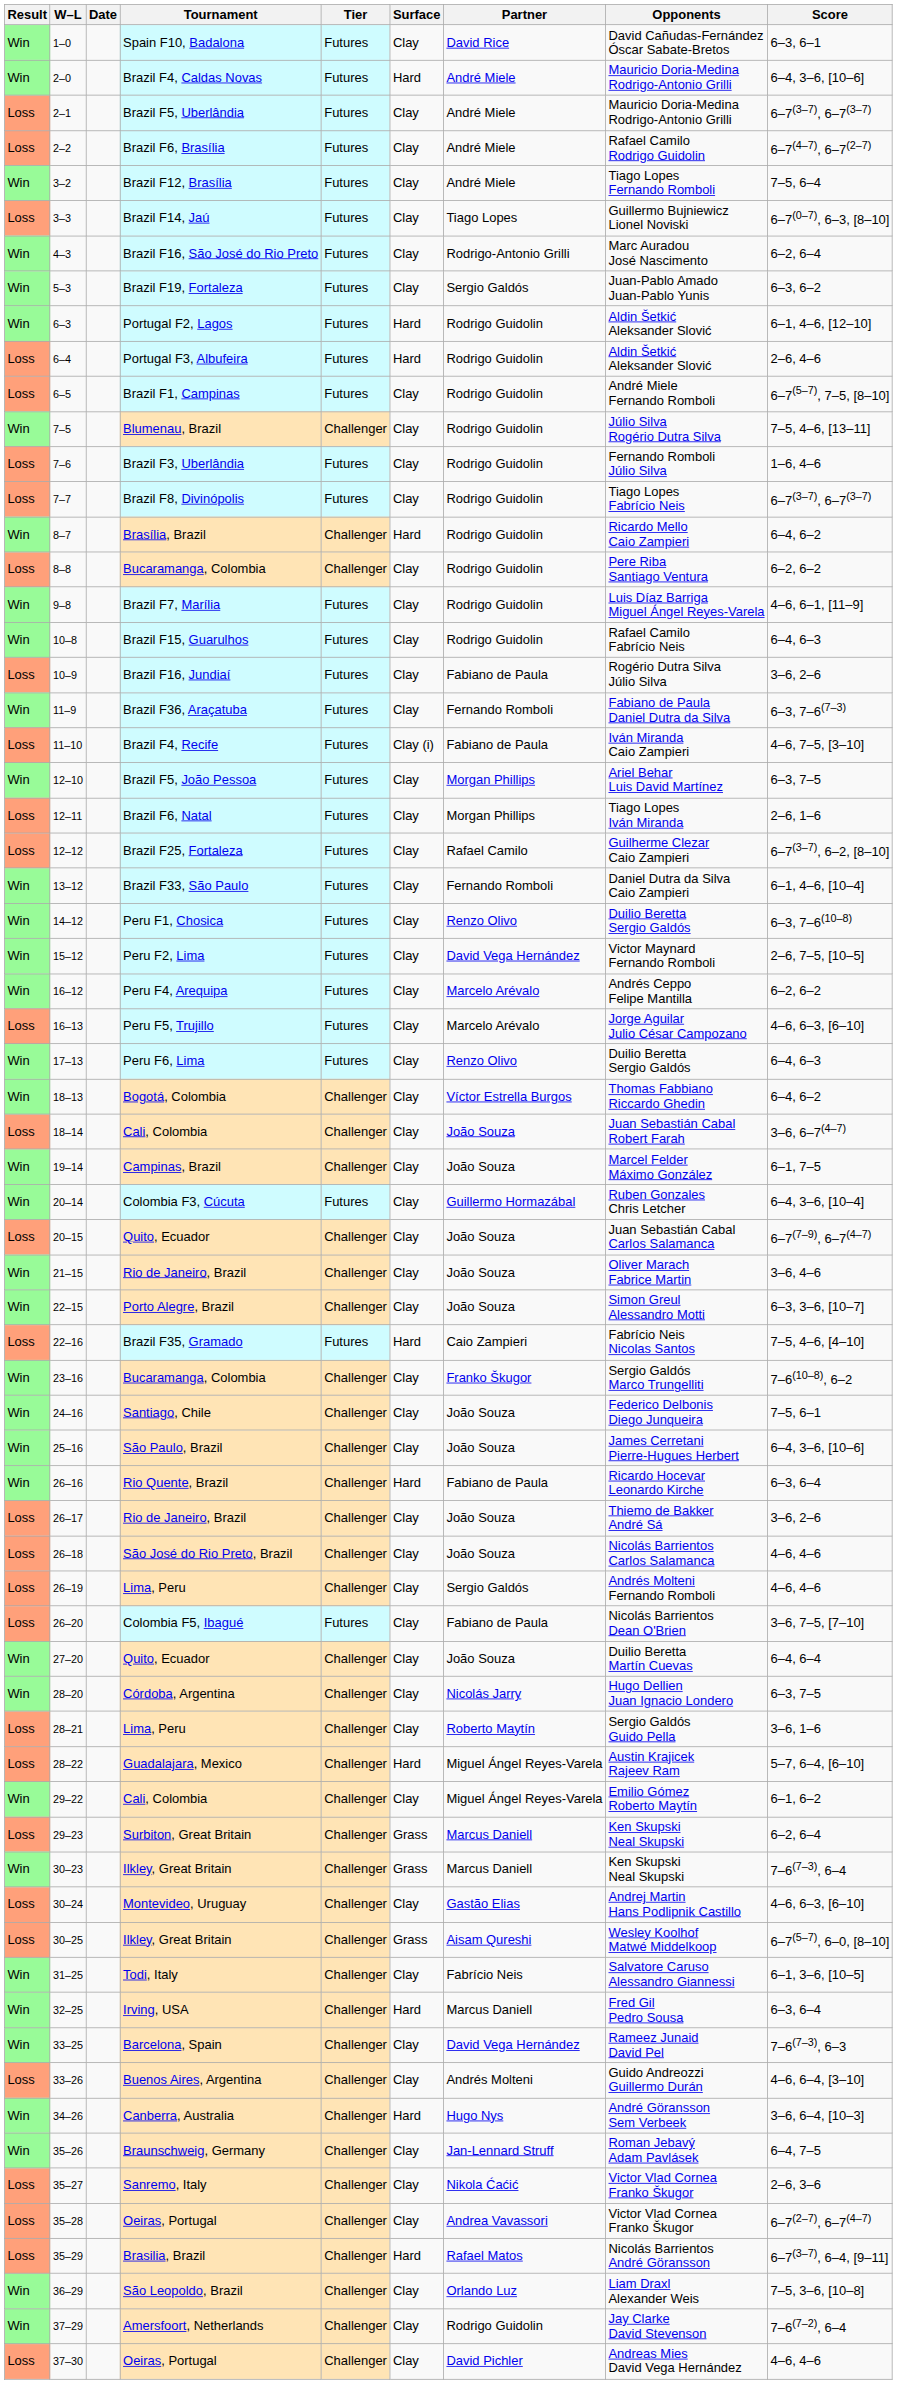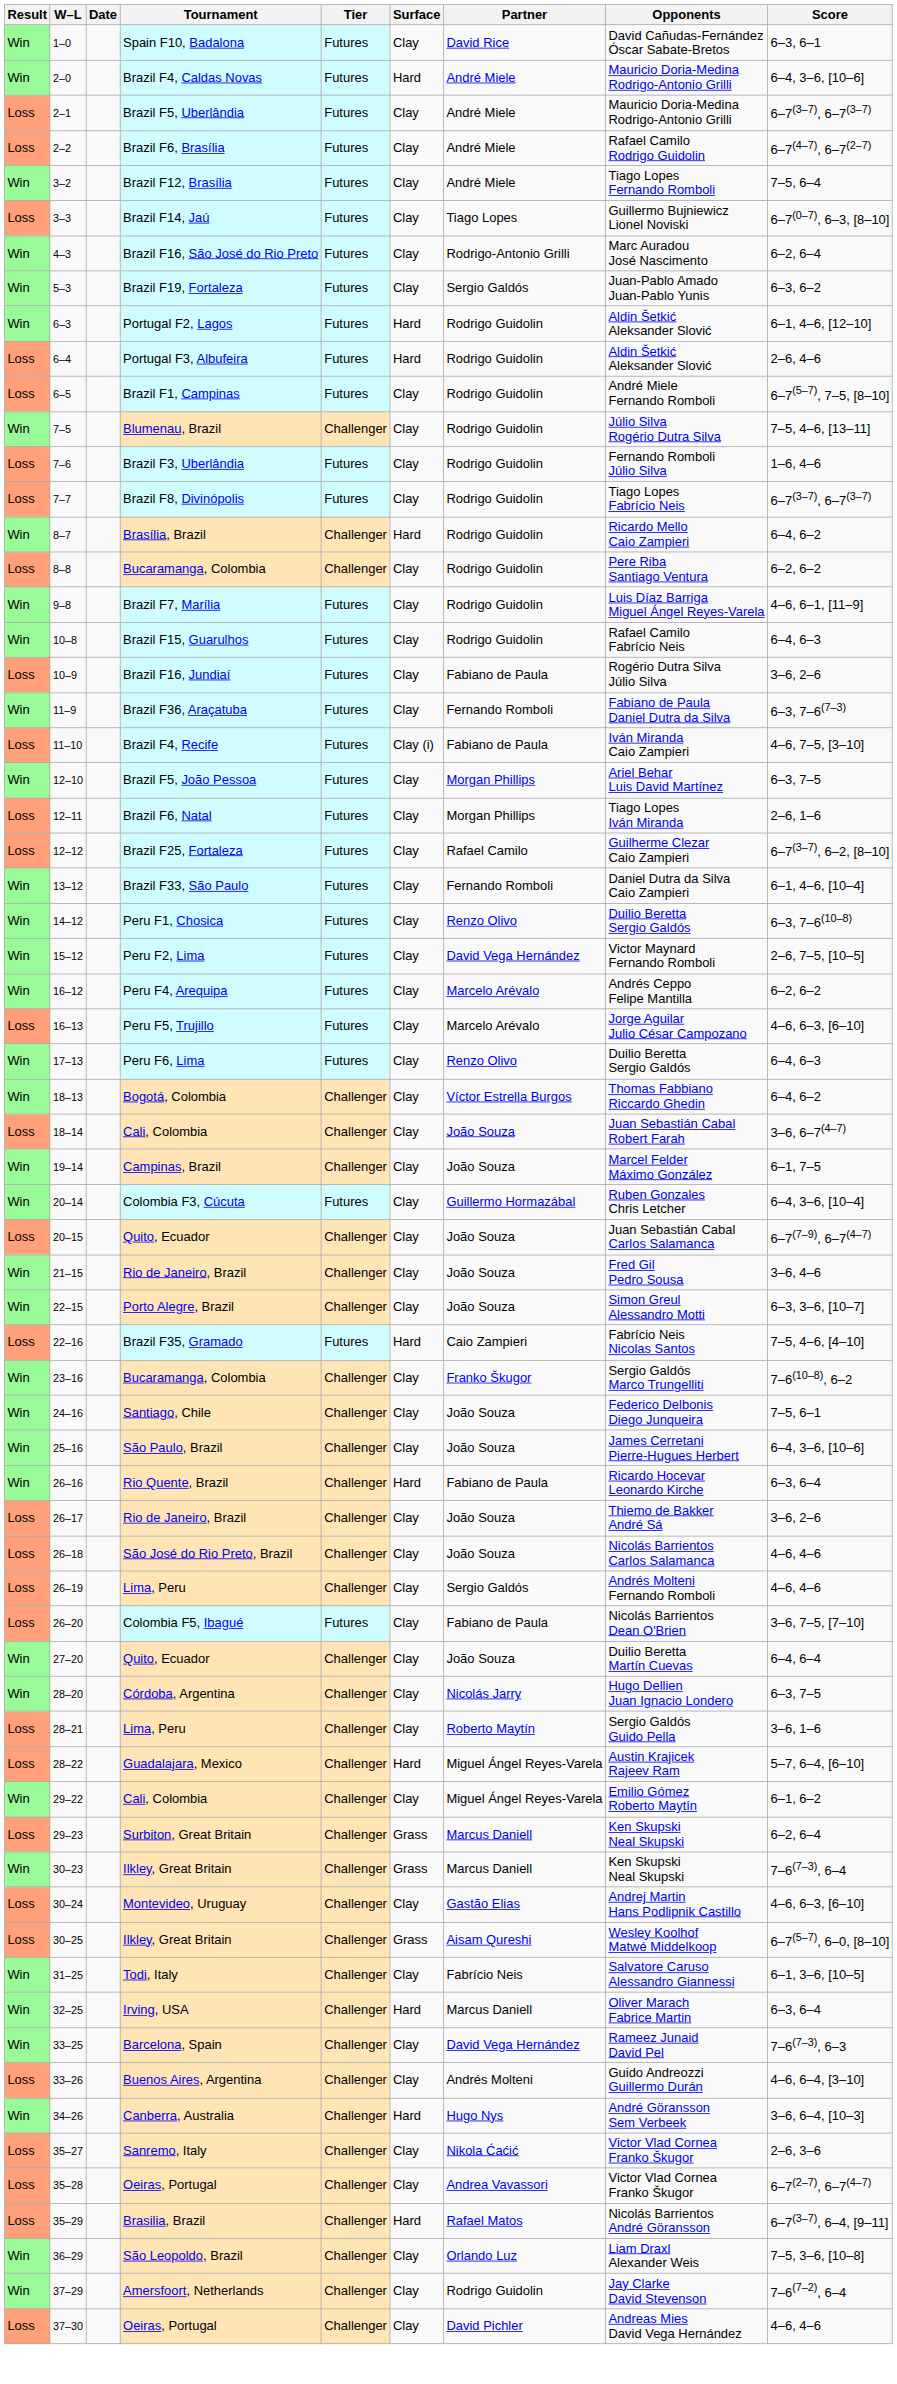(650, 1272) Oliver Marach Fabrice Martin -> (646, 1272) Fred Gil Pedro Sousa
(646, 2010) Fred Gil Pedro Sousa -> (650, 2010) Oliver Marach Fabrice Martin
- row: (68, 2151)
